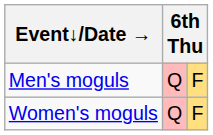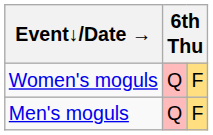rows swapped: (69, 80) <-> (83, 113)
